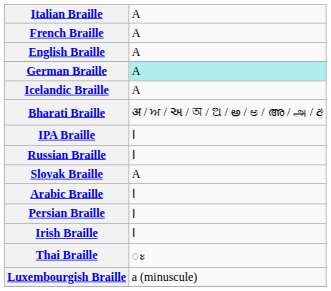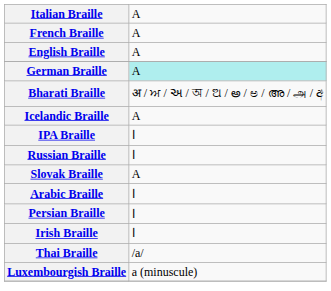rows swapped: (67, 112) <-> (67, 90)
(139, 255) ◌ะ -> (138, 252) /a/
